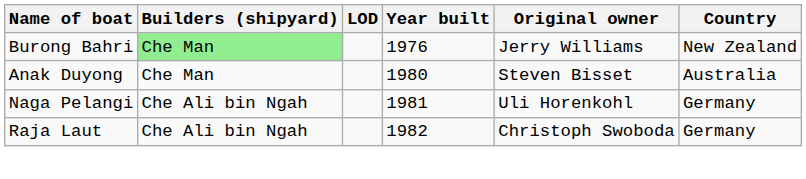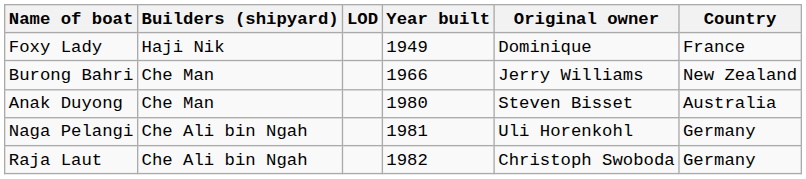+ row: (55, 47)
(178, 47) lightgreen background -> (178, 75) no background
(407, 47) 1976 -> (407, 75) 1966
